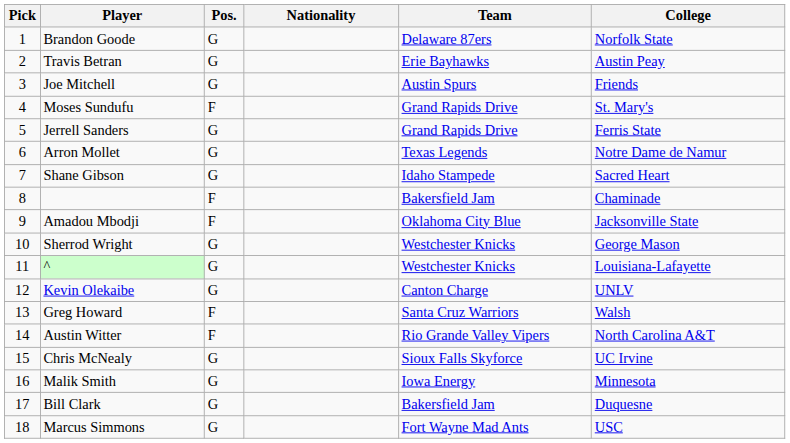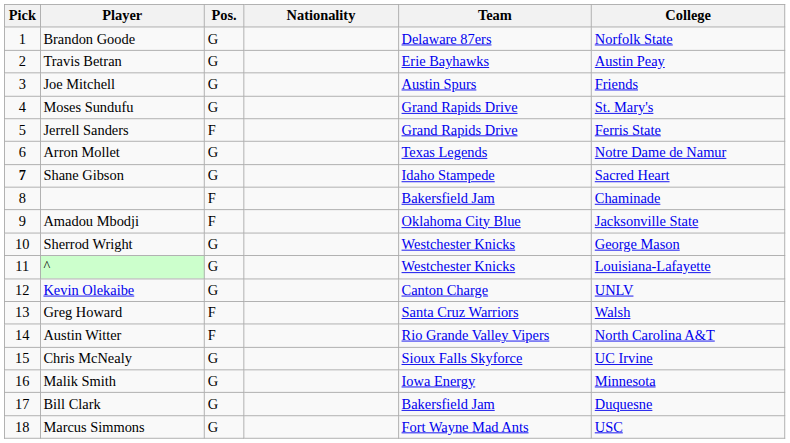(212, 107) F -> (213, 107) G
(213, 130) G -> (212, 130) F
(22, 175) normal -> (22, 175) bold
